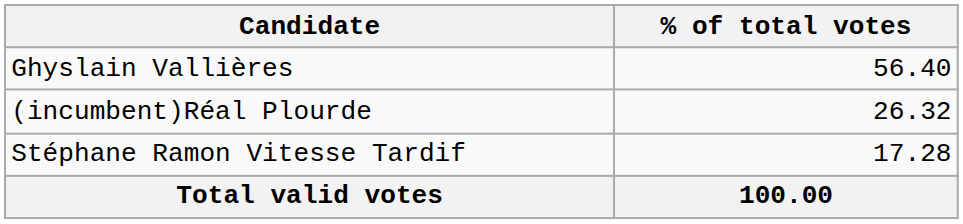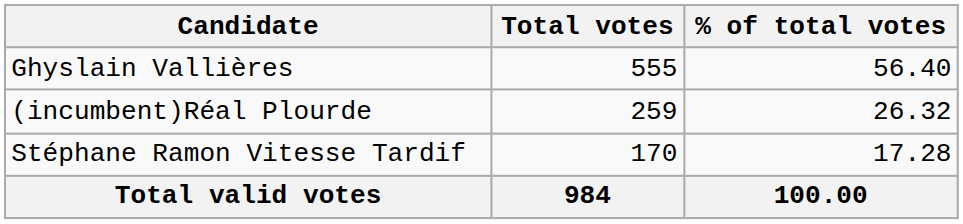+ column: (587, 26)
